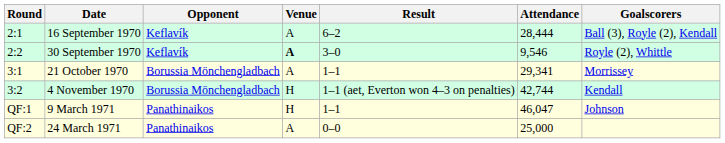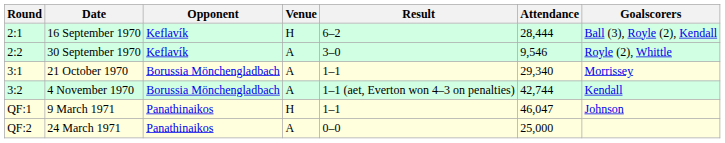(290, 33) A -> (290, 33) H
(290, 52) bold -> (290, 52) normal
(537, 71) 29,341 -> (537, 71) 29,340
(290, 90) H -> (290, 90) A
